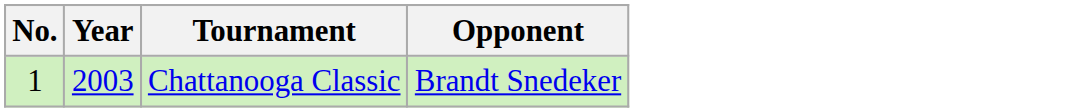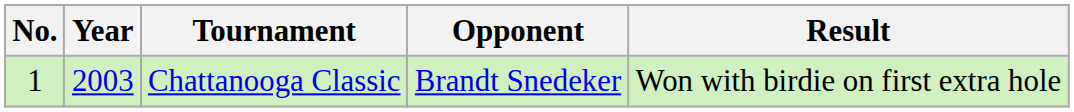+ column: (848, 30)
